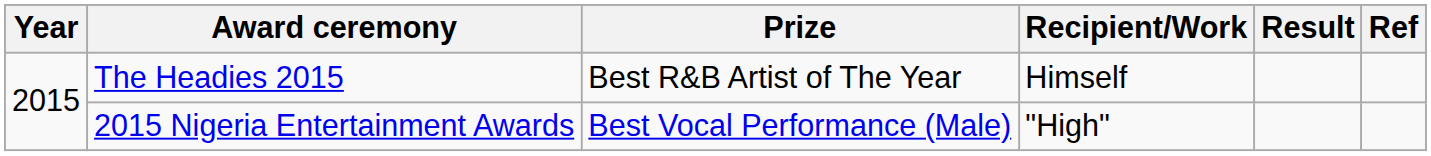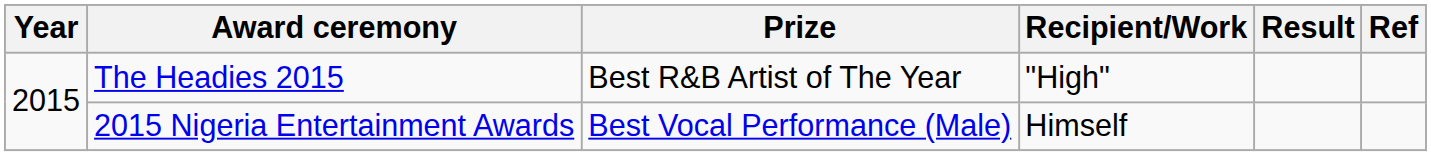(1076, 77) Himself -> (1068, 77) "High"
(1068, 125) "High" -> (1076, 125) Himself
